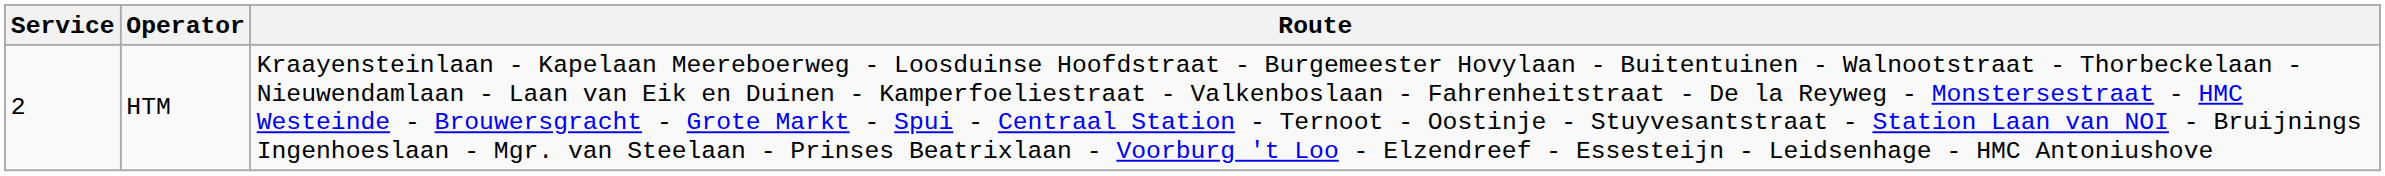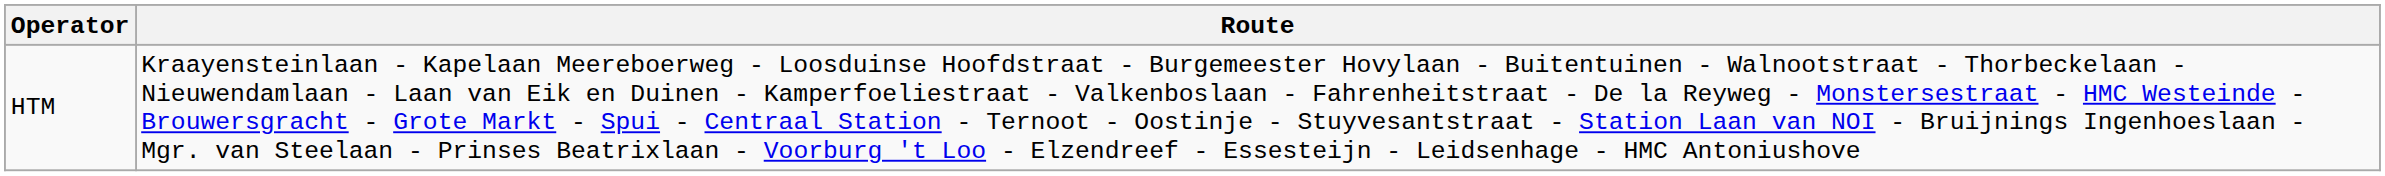- column: (63, 25)
